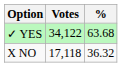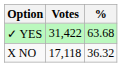(65, 33) 34,122 -> (65, 33) 31,422
